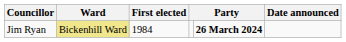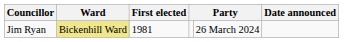(142, 29) 1984 -> (142, 29) 1981
(229, 29) bold -> (228, 29) normal
